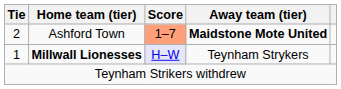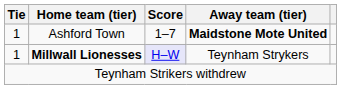(16, 34) 2 -> (16, 34) 1
(165, 34) lightsalmon background -> (165, 34) no background
